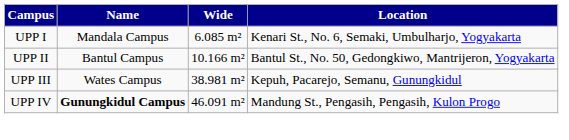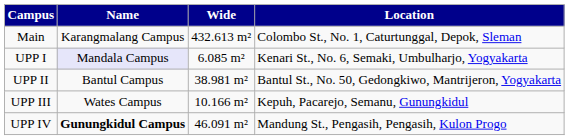+ row: (31, 37)
(123, 37) no background -> (123, 58) lavender background
(218, 58) 10.166 m² -> (221, 80) 38.981 m²
(218, 80) 38.981 m² -> (221, 102) 10.166 m²
